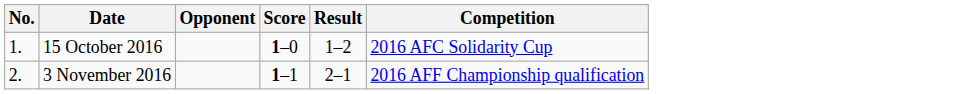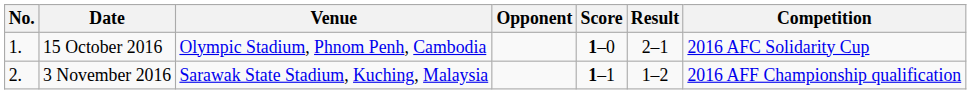+ column: (334, 18)
(338, 46) 1–2 -> (655, 46) 2–1
(338, 74) 2–1 -> (655, 74) 1–2
